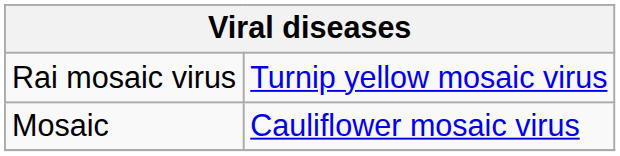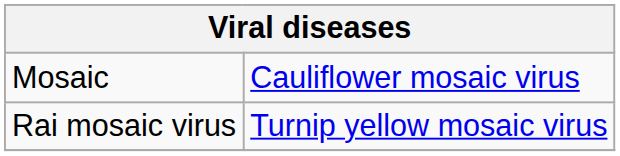rows swapped: (60, 125) <-> (124, 77)
